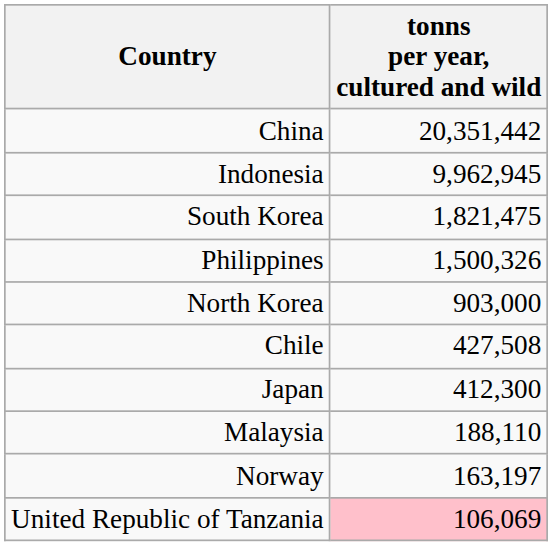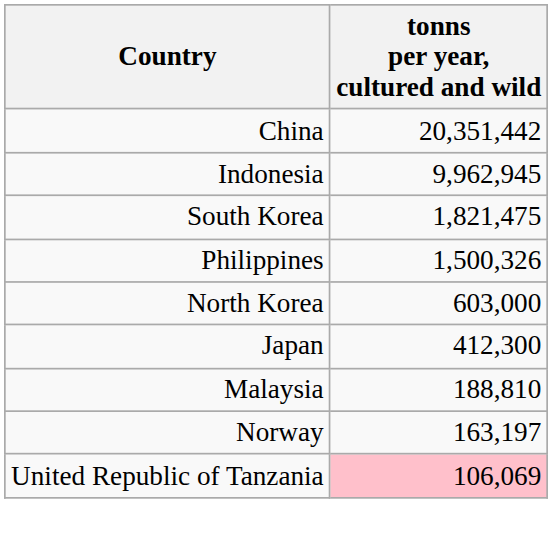(497, 302) 903,000 -> (497, 302) 603,000
- row: (294, 346)
(498, 432) 188,110 -> (497, 389) 188,810
